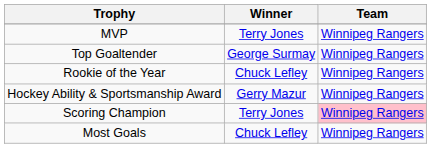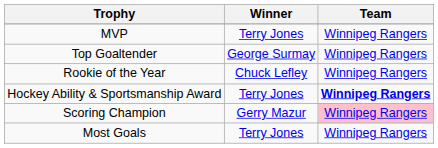(271, 93) Gerry Mazur -> (271, 93) Terry Jones
(372, 93) normal -> (376, 93) bold
(271, 113) Terry Jones -> (271, 113) Gerry Mazur
(271, 133) Chuck Lefley -> (271, 133) Terry Jones
